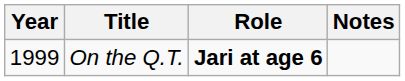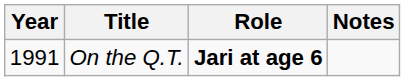(35, 57) 1999 -> (35, 57) 1991
